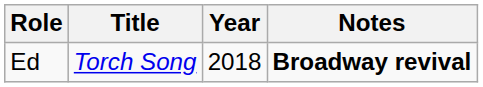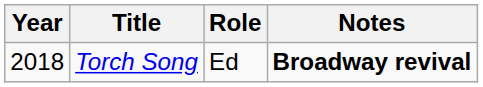columns swapped: (235, 23) <-> (37, 23)
